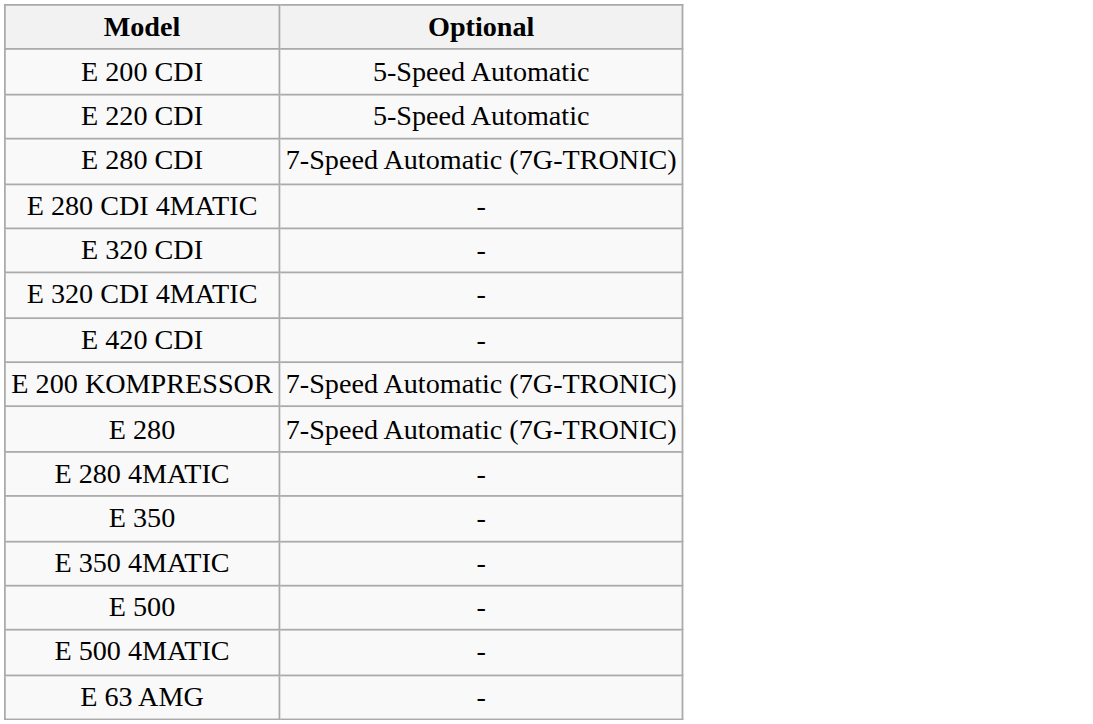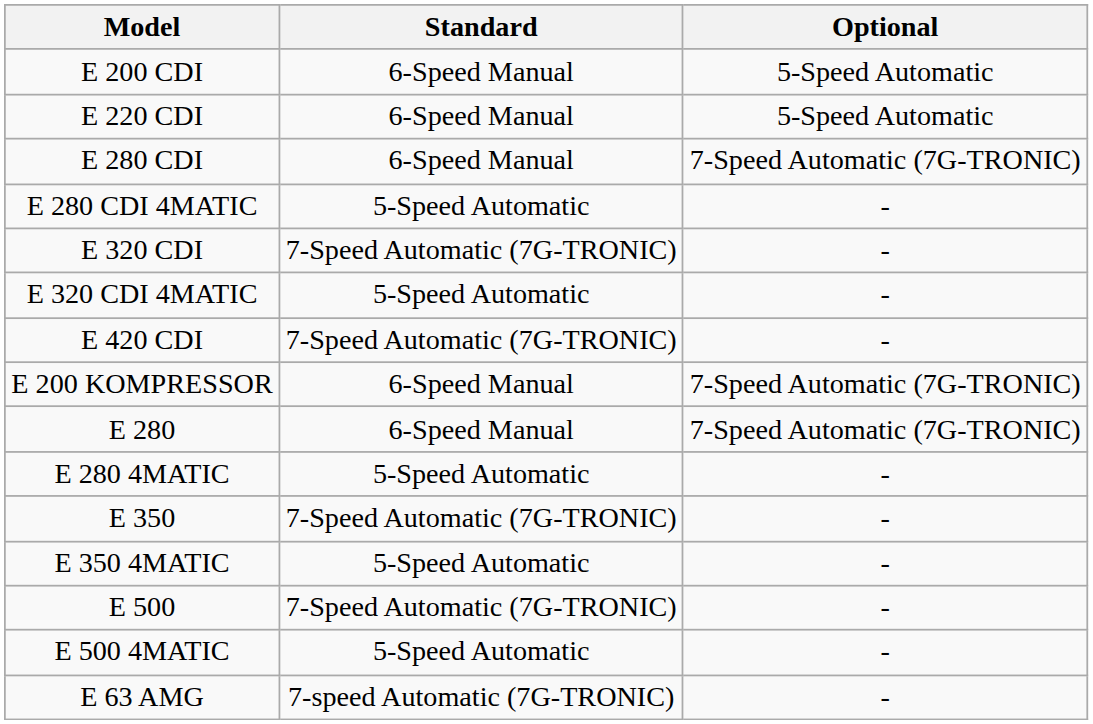+ column: (481, 26)
